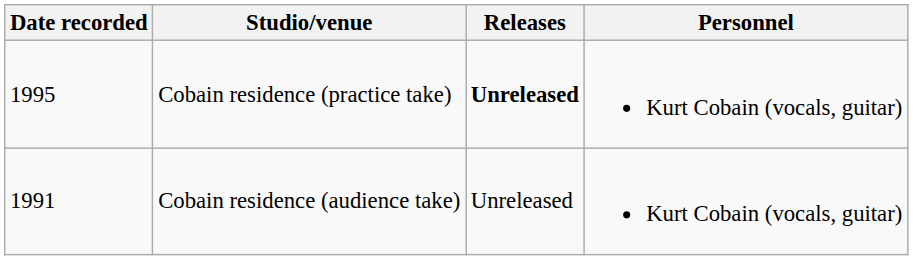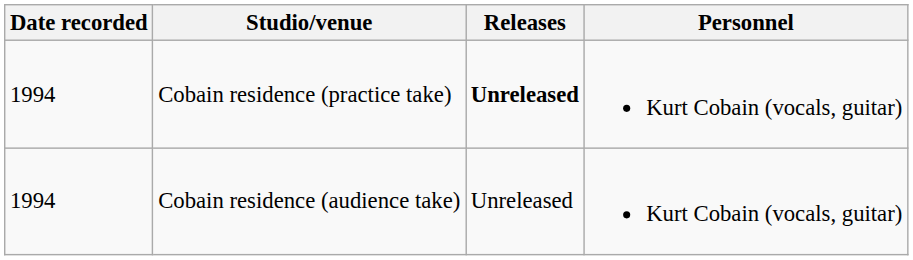(33, 94) 1995 -> (33, 94) 1994
(33, 201) 1991 -> (33, 201) 1994
